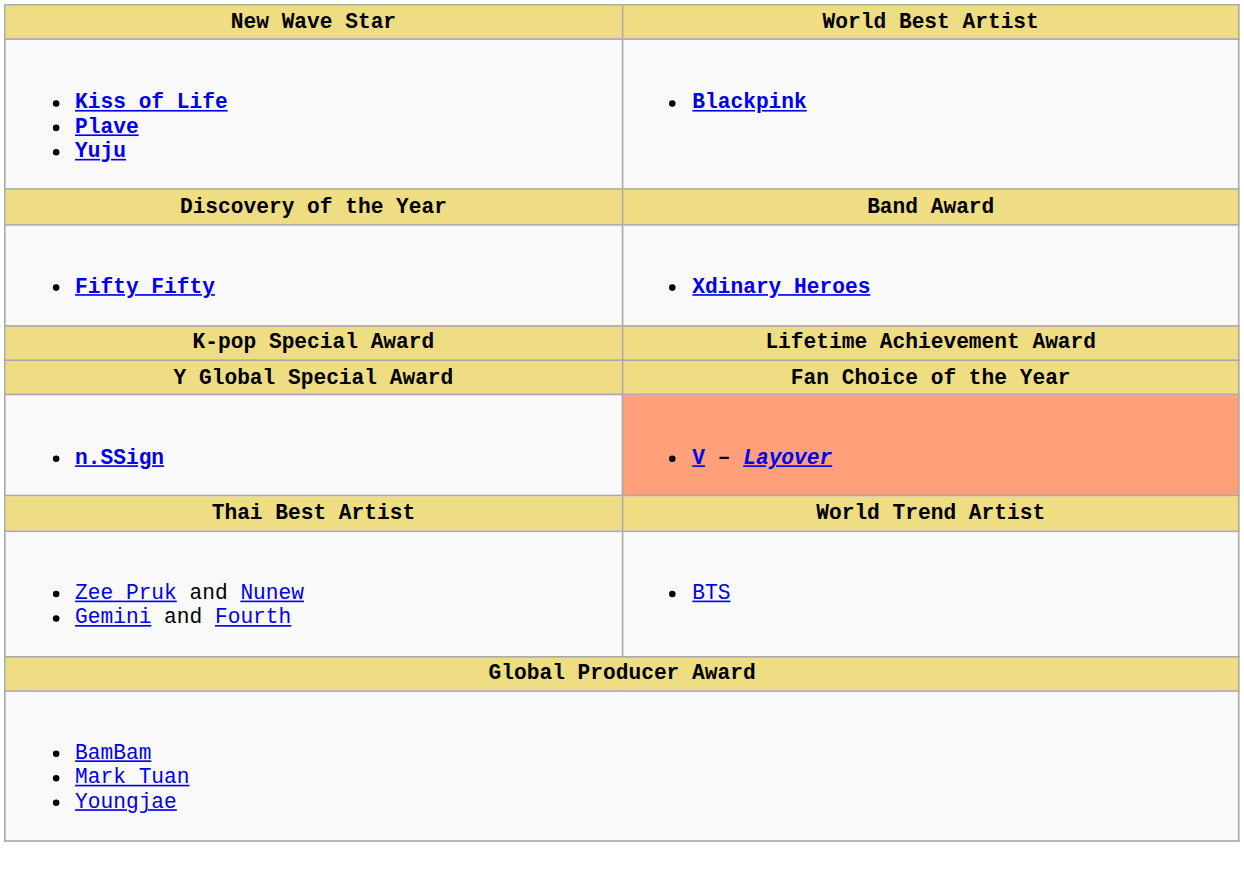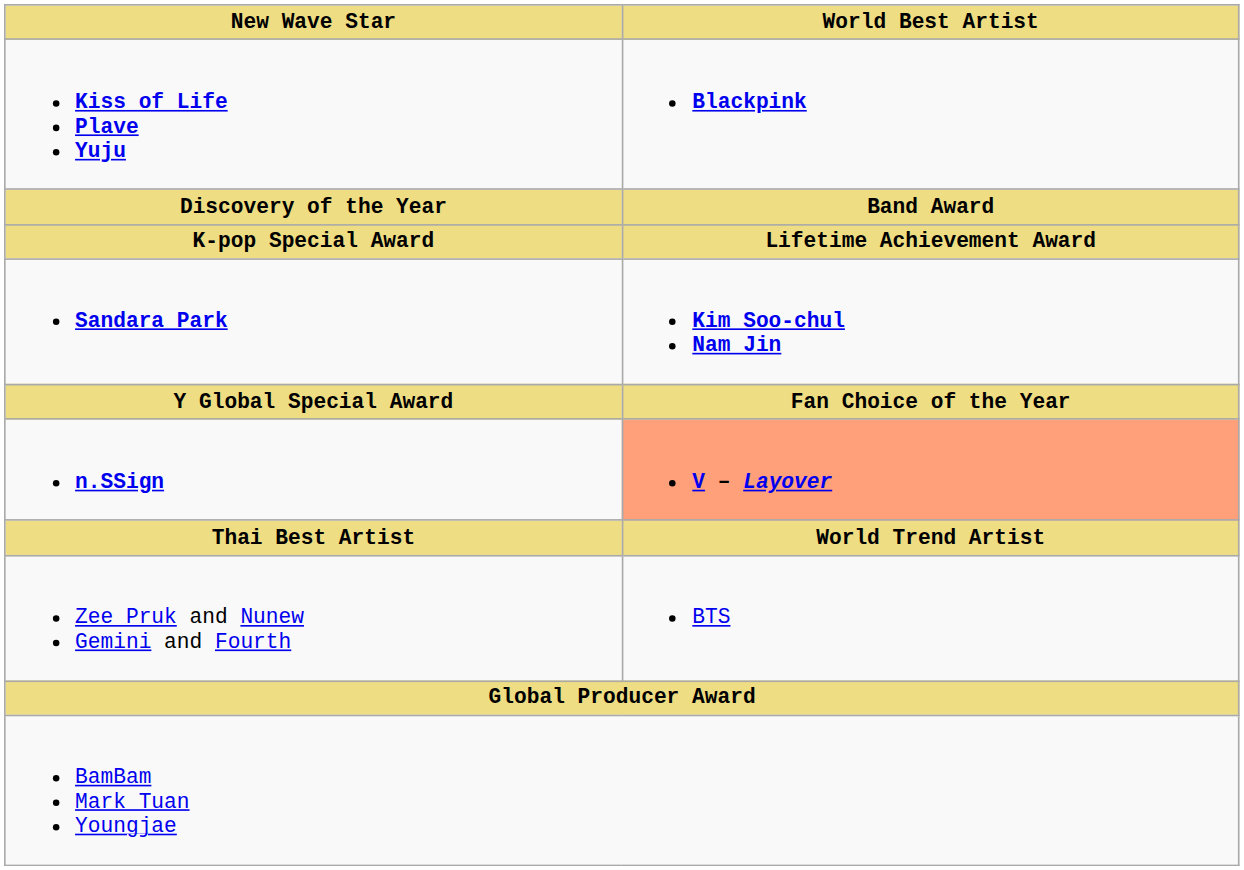- row: (313, 287)
+ row: (313, 322)
